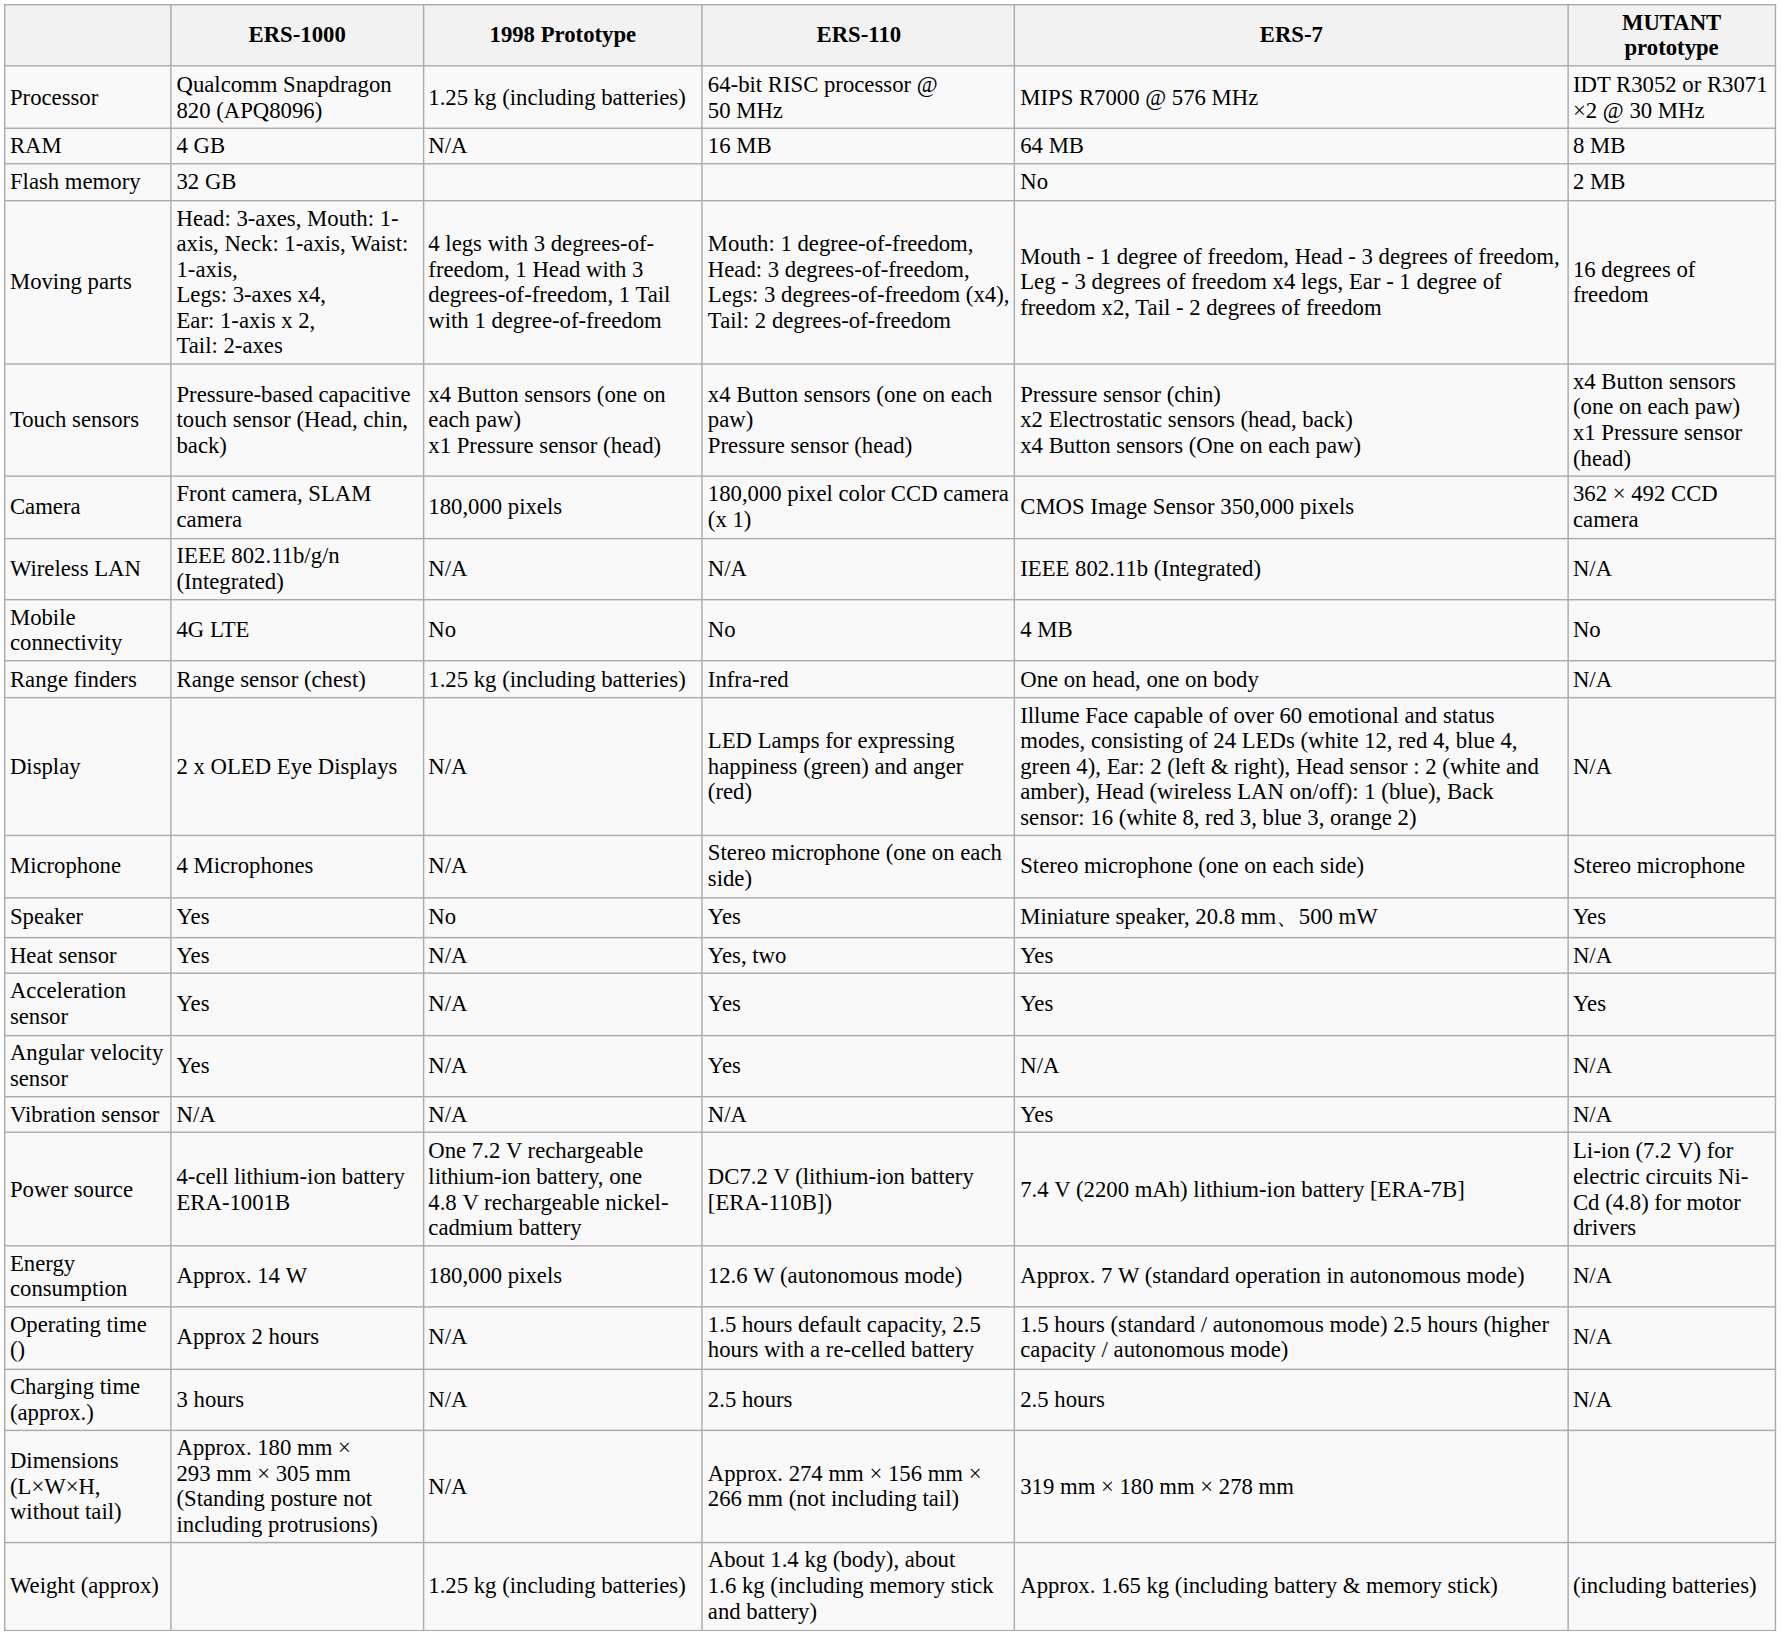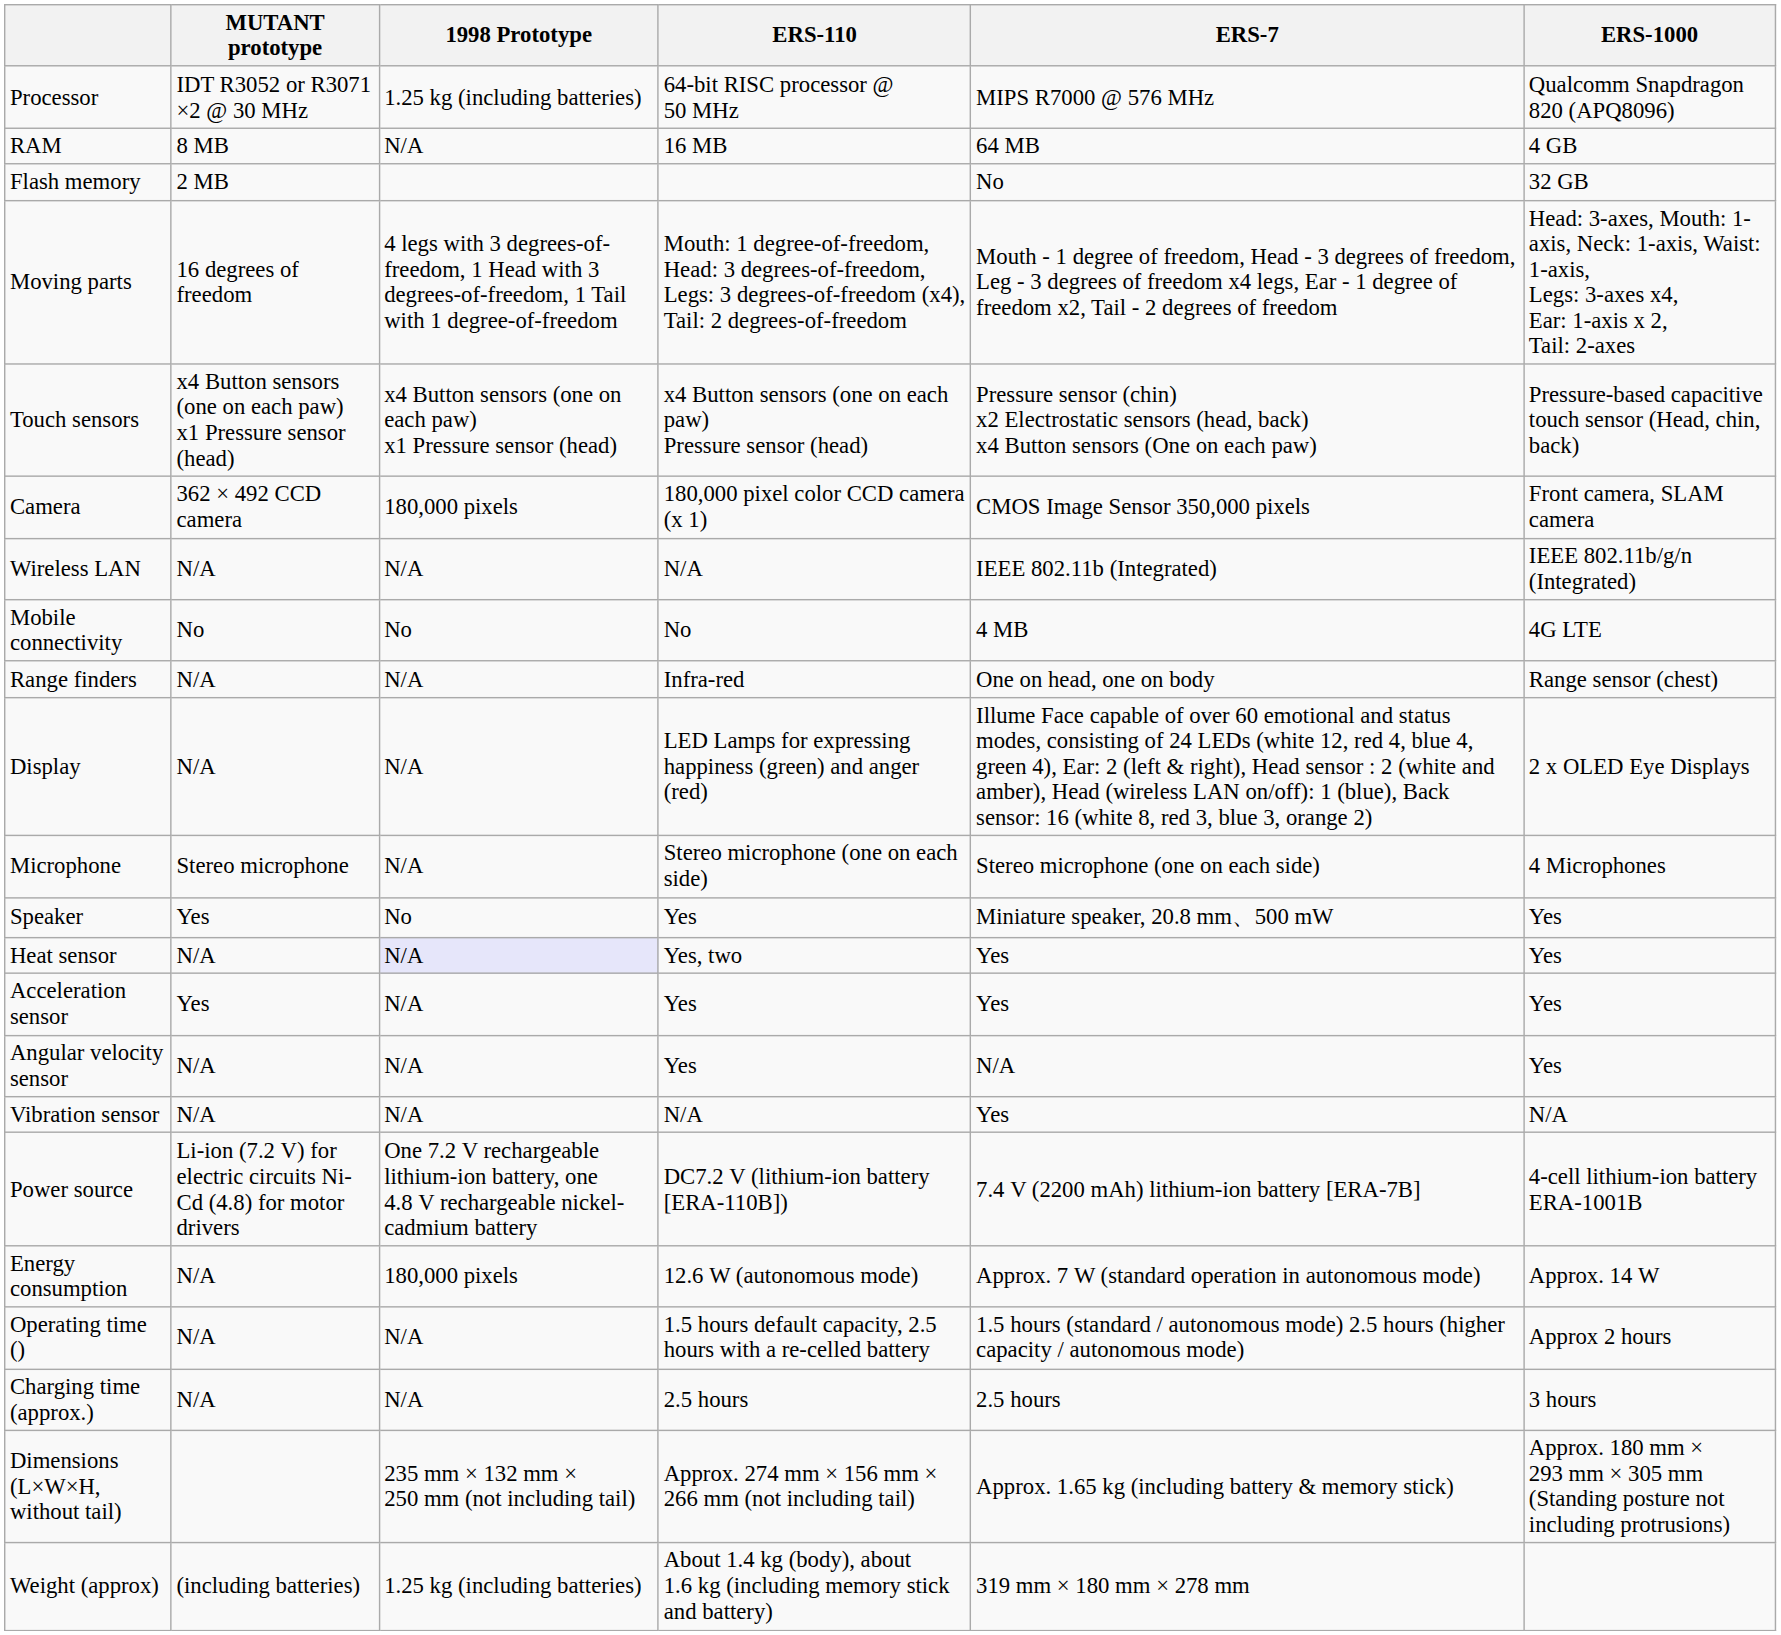columns swapped: (1672, 35) <-> (297, 35)
(557, 679) 1.25 kg (including batteries) -> (404, 679) N/A
(448, 955) no background -> (404, 955) lavender background
(448, 1486) N/A -> (510, 1486) 235 mm × 132 mm × 250 mm (not including tail)
(1157, 1486) 319 mm × 180 mm × 278 mm -> (1215, 1486) Approx. 1.65 kg (including battery & memory stick)
(1259, 1586) Approx. 1.65 kg (including battery & memory stick) -> (1113, 1586) 319 mm × 180 mm × 278 mm
